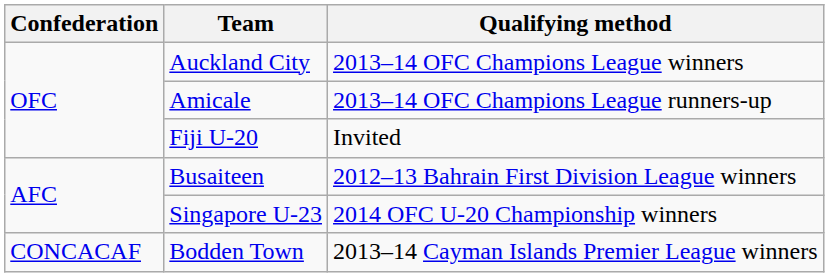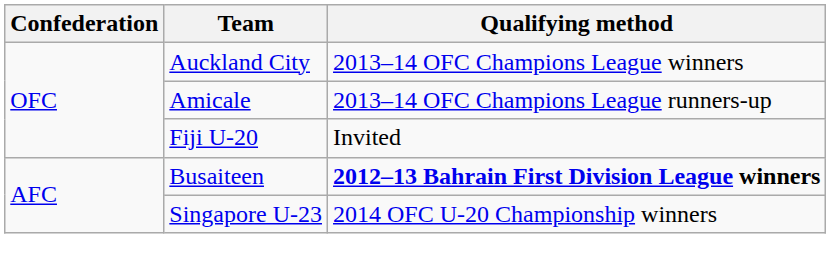(565, 175) normal -> (577, 175) bold
- row: (237, 251)
